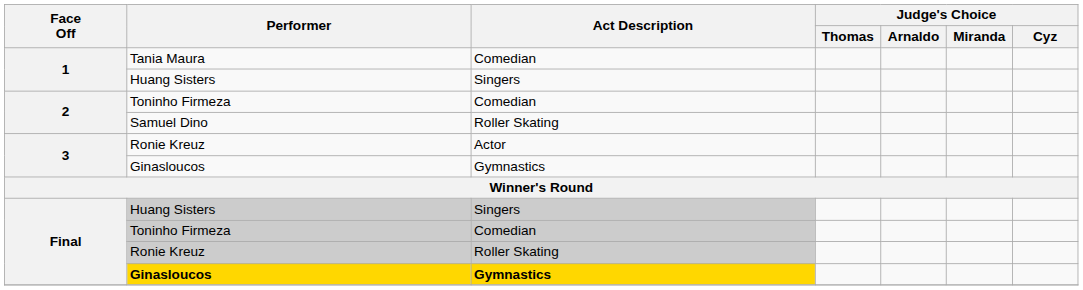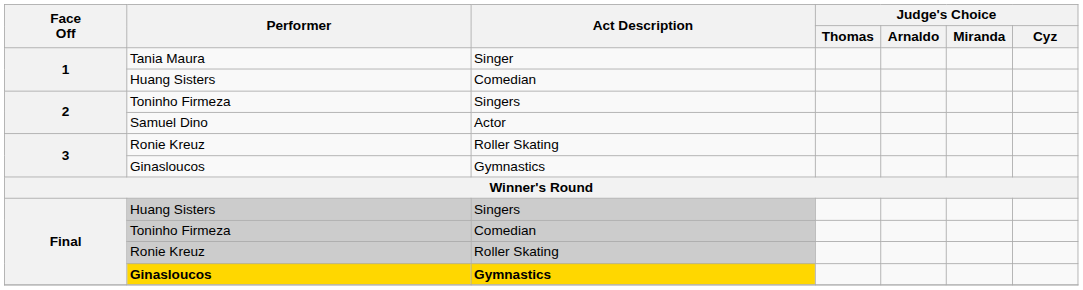(505, 58) Comedian -> (494, 58) Singer
(497, 79) Singers -> (505, 79) Comedian
(505, 101) Comedian -> (497, 101) Singers
(516, 123) Roller Skating -> (490, 123) Actor
(490, 144) Actor -> (516, 144) Roller Skating
